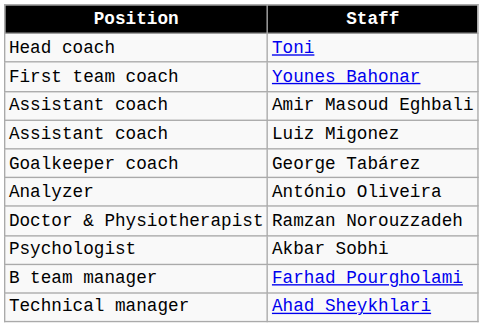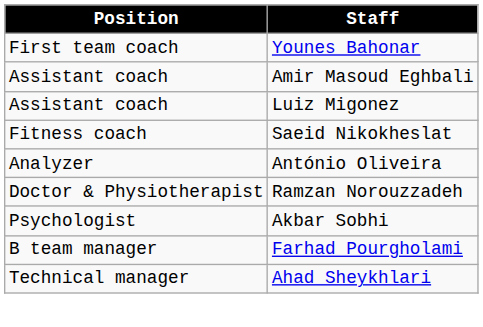- row: (293, 48)
+ row: (362, 134)
- row: (346, 163)
